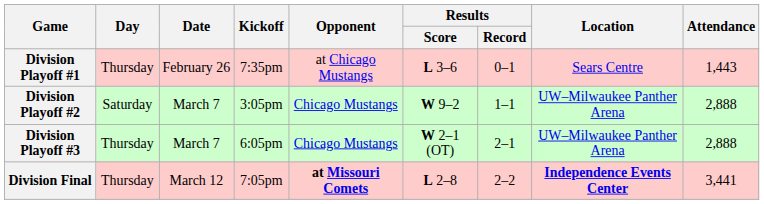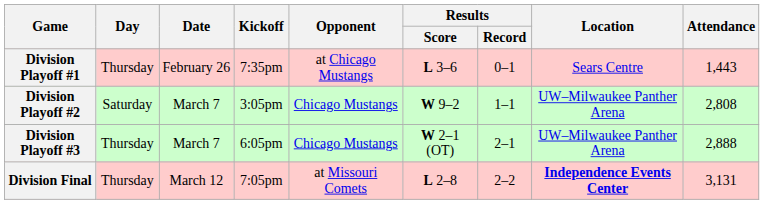(721, 105) 2,888 -> (721, 105) 2,808
(346, 180) bold -> (346, 180) normal
(721, 180) 3,441 -> (721, 180) 3,131
